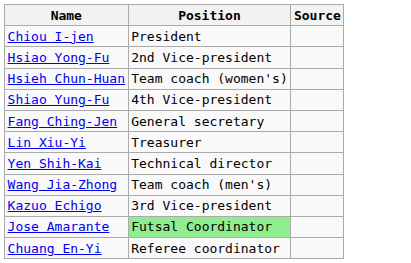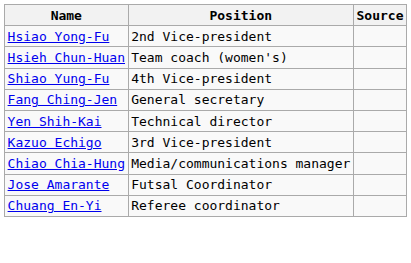- row: (51, 36)
- row: (47, 142)
- row: (62, 185)
+ row: (66, 163)
(202, 227) lightgreen background -> (202, 185) no background
